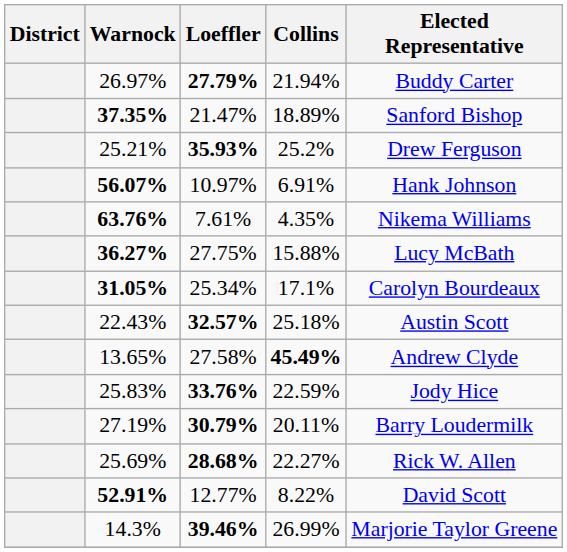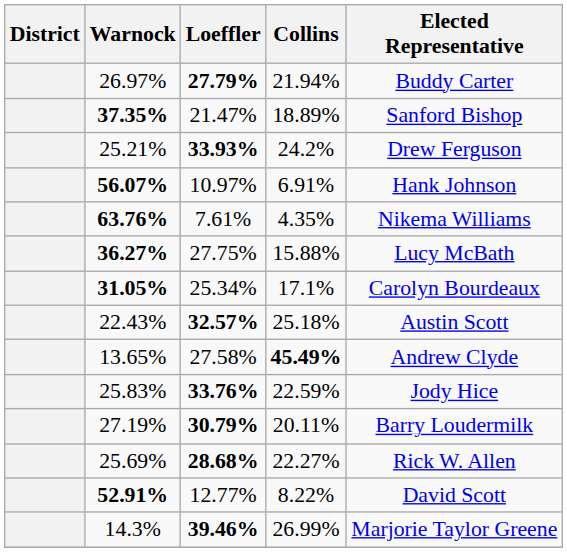(223, 149) 35.93% -> (223, 149) 33.93%
(306, 149) 25.2% -> (306, 149) 24.2%
